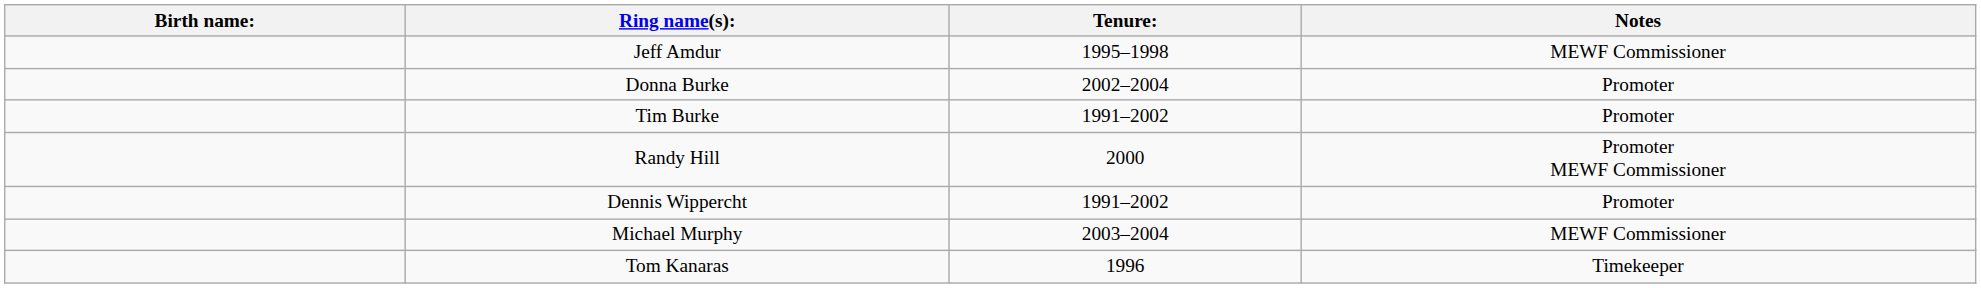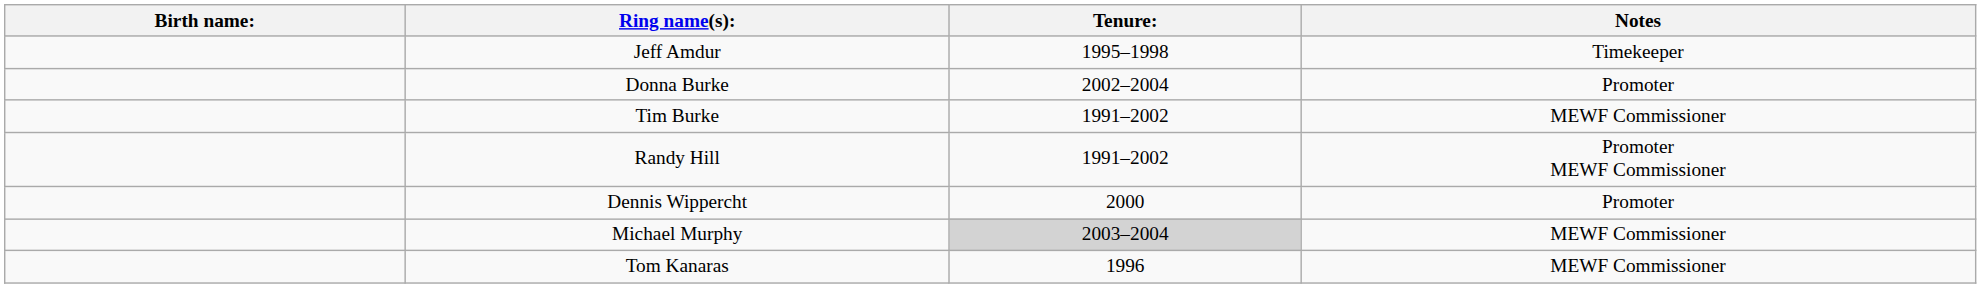(1638, 51) MEWF Commissioner -> (1638, 51) Timekeeper
(1638, 115) Promoter -> (1638, 115) MEWF Commissioner
(1125, 158) 2000 -> (1125, 158) 1991–2002
(1125, 202) 1991–2002 -> (1125, 202) 2000
(1125, 233) no background -> (1125, 233) lightgrey background
(1638, 265) Timekeeper -> (1638, 265) MEWF Commissioner
